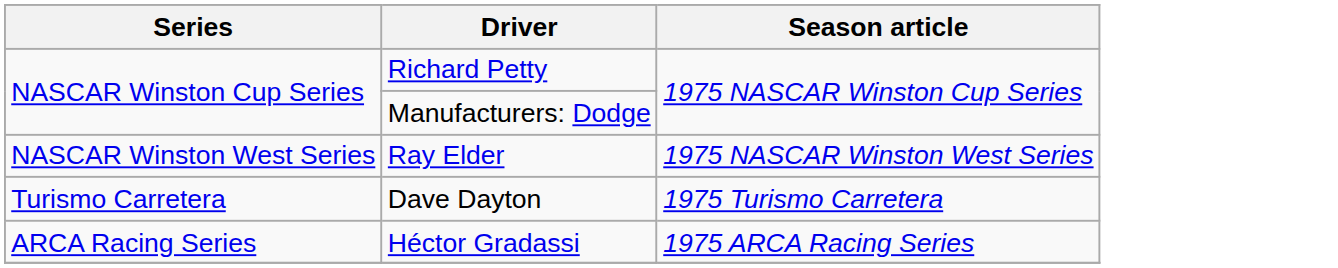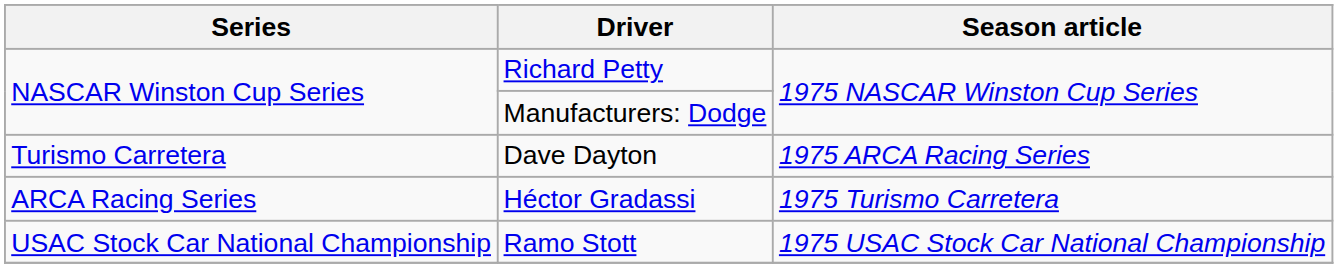- row: (446, 156)
(803, 199) 1975 Turismo Carretera -> (934, 156) 1975 ARCA Racing Series
(819, 242) 1975 ARCA Racing Series -> (919, 199) 1975 Turismo Carretera
+ row: (570, 242)
